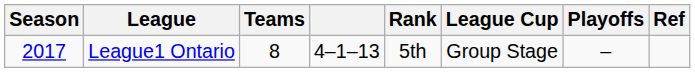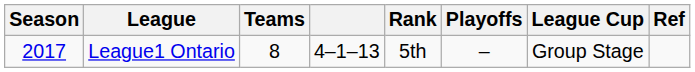columns swapped: (606, 20) <-> (502, 20)
